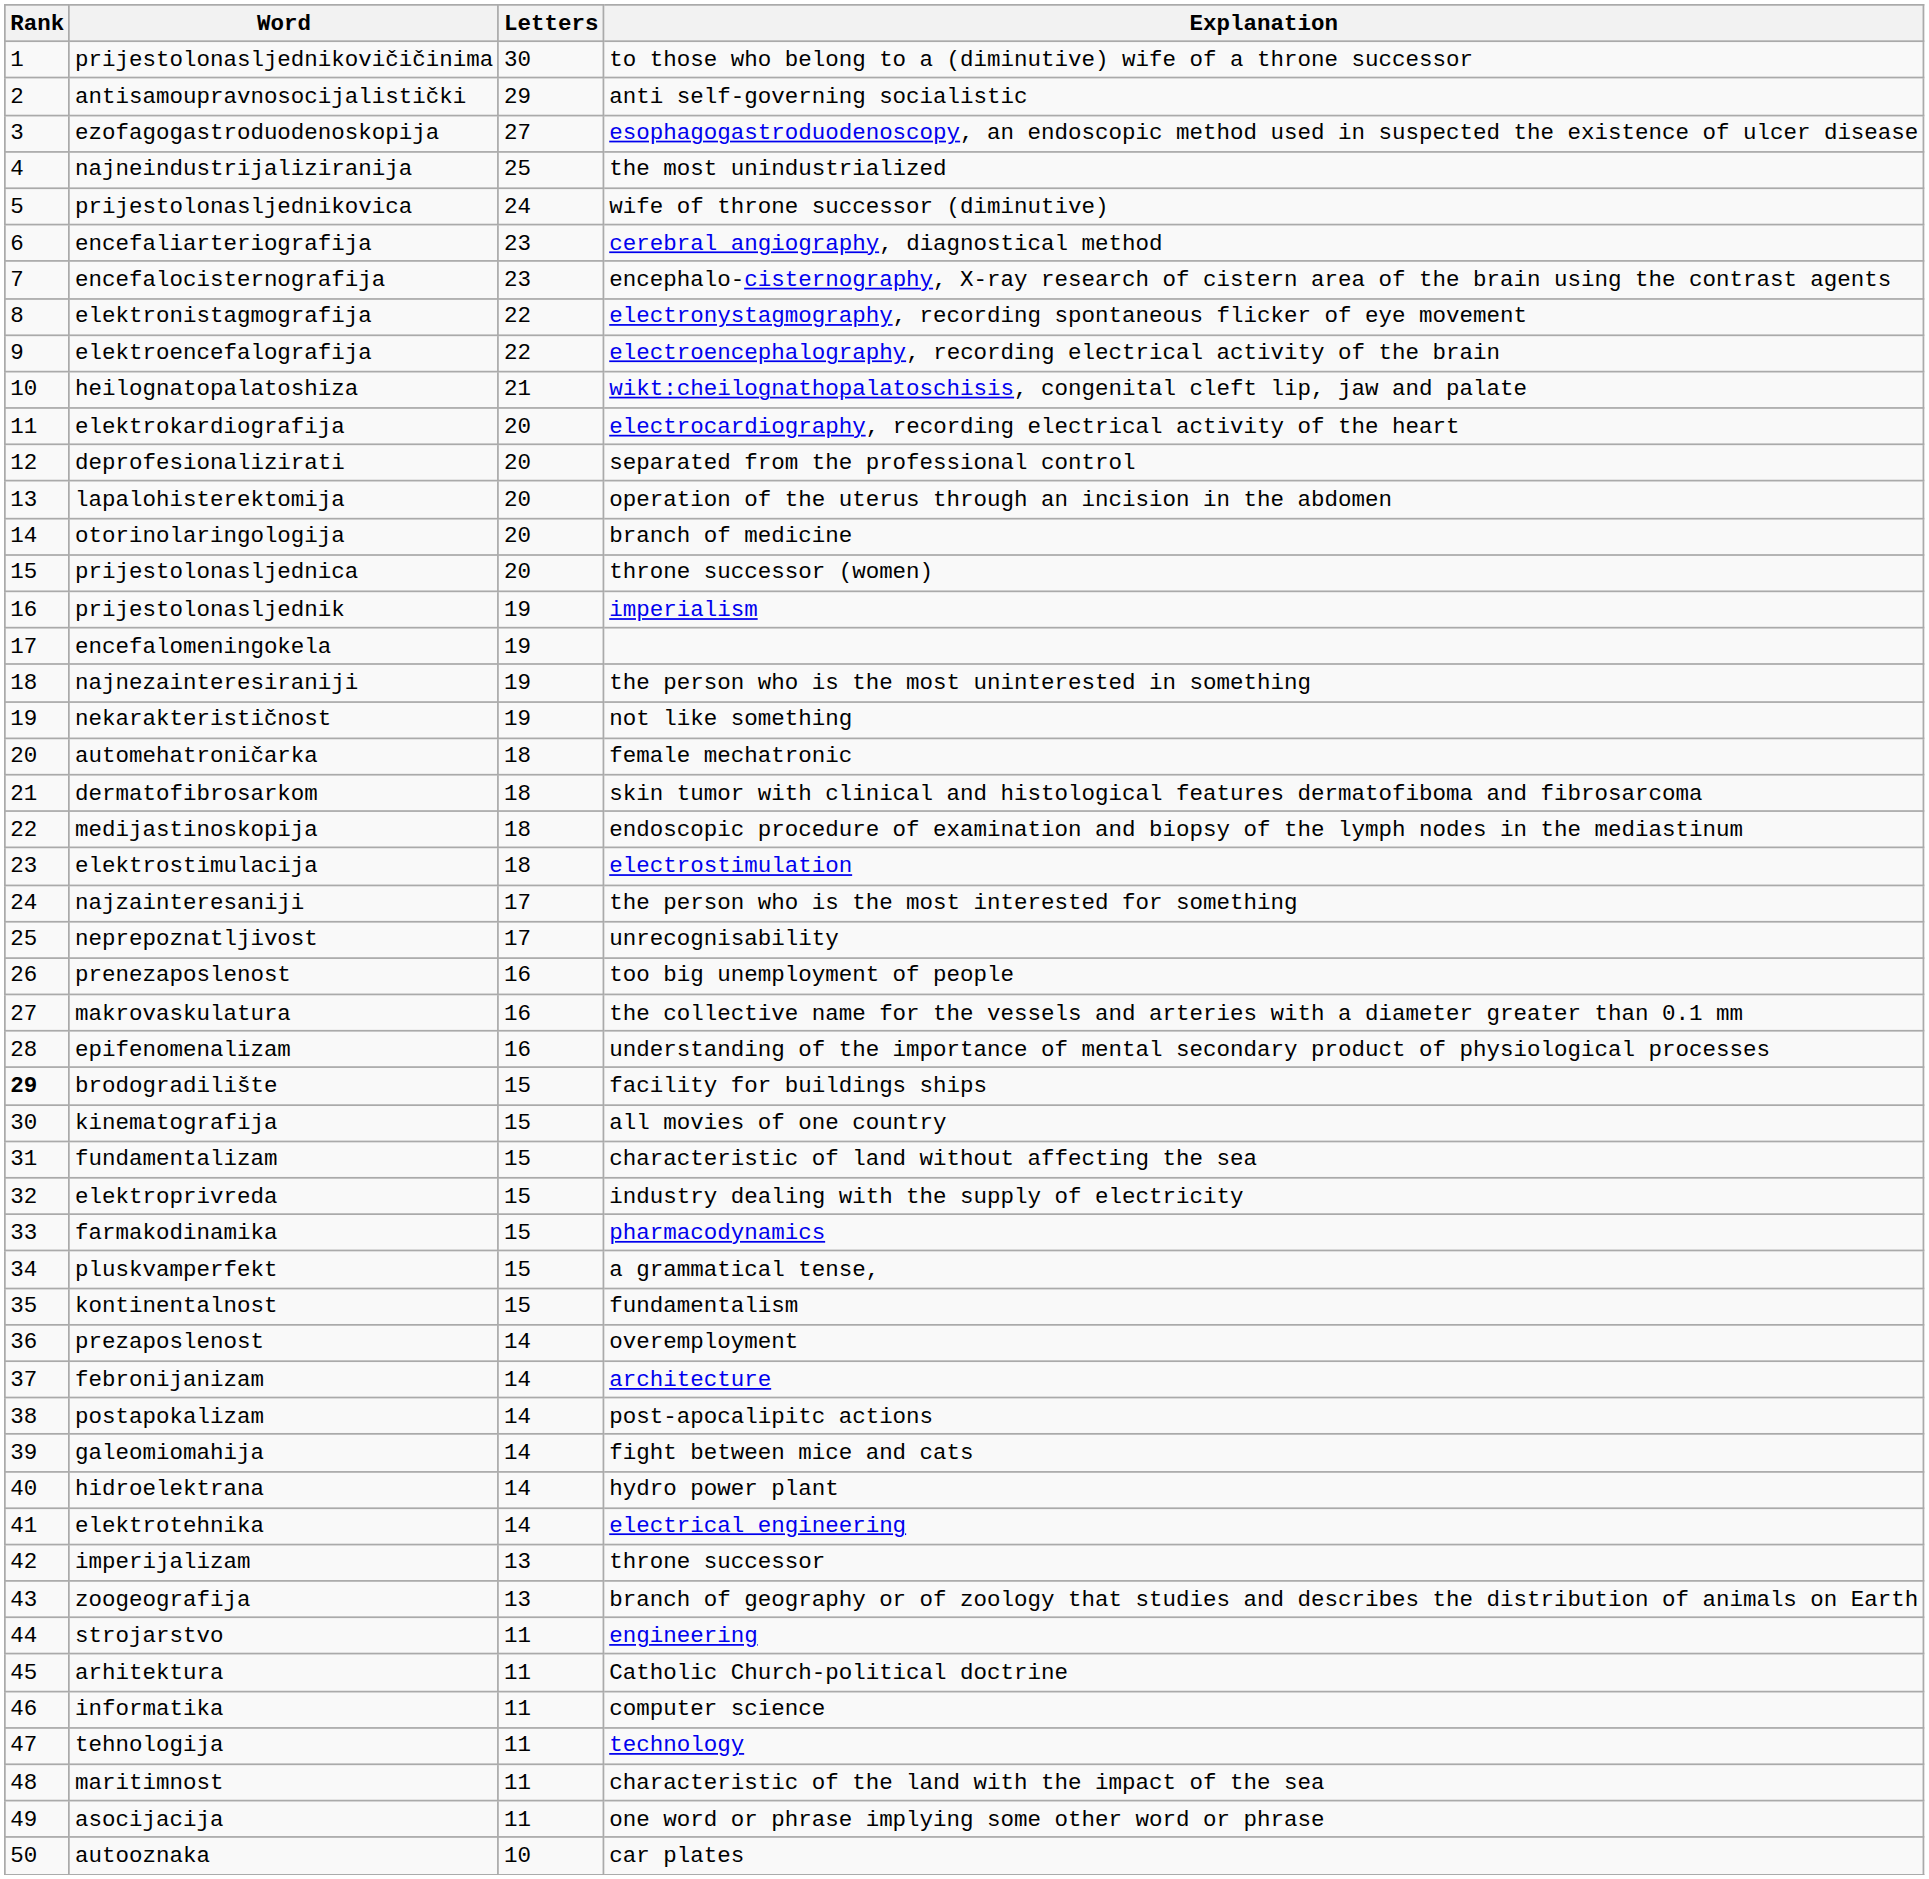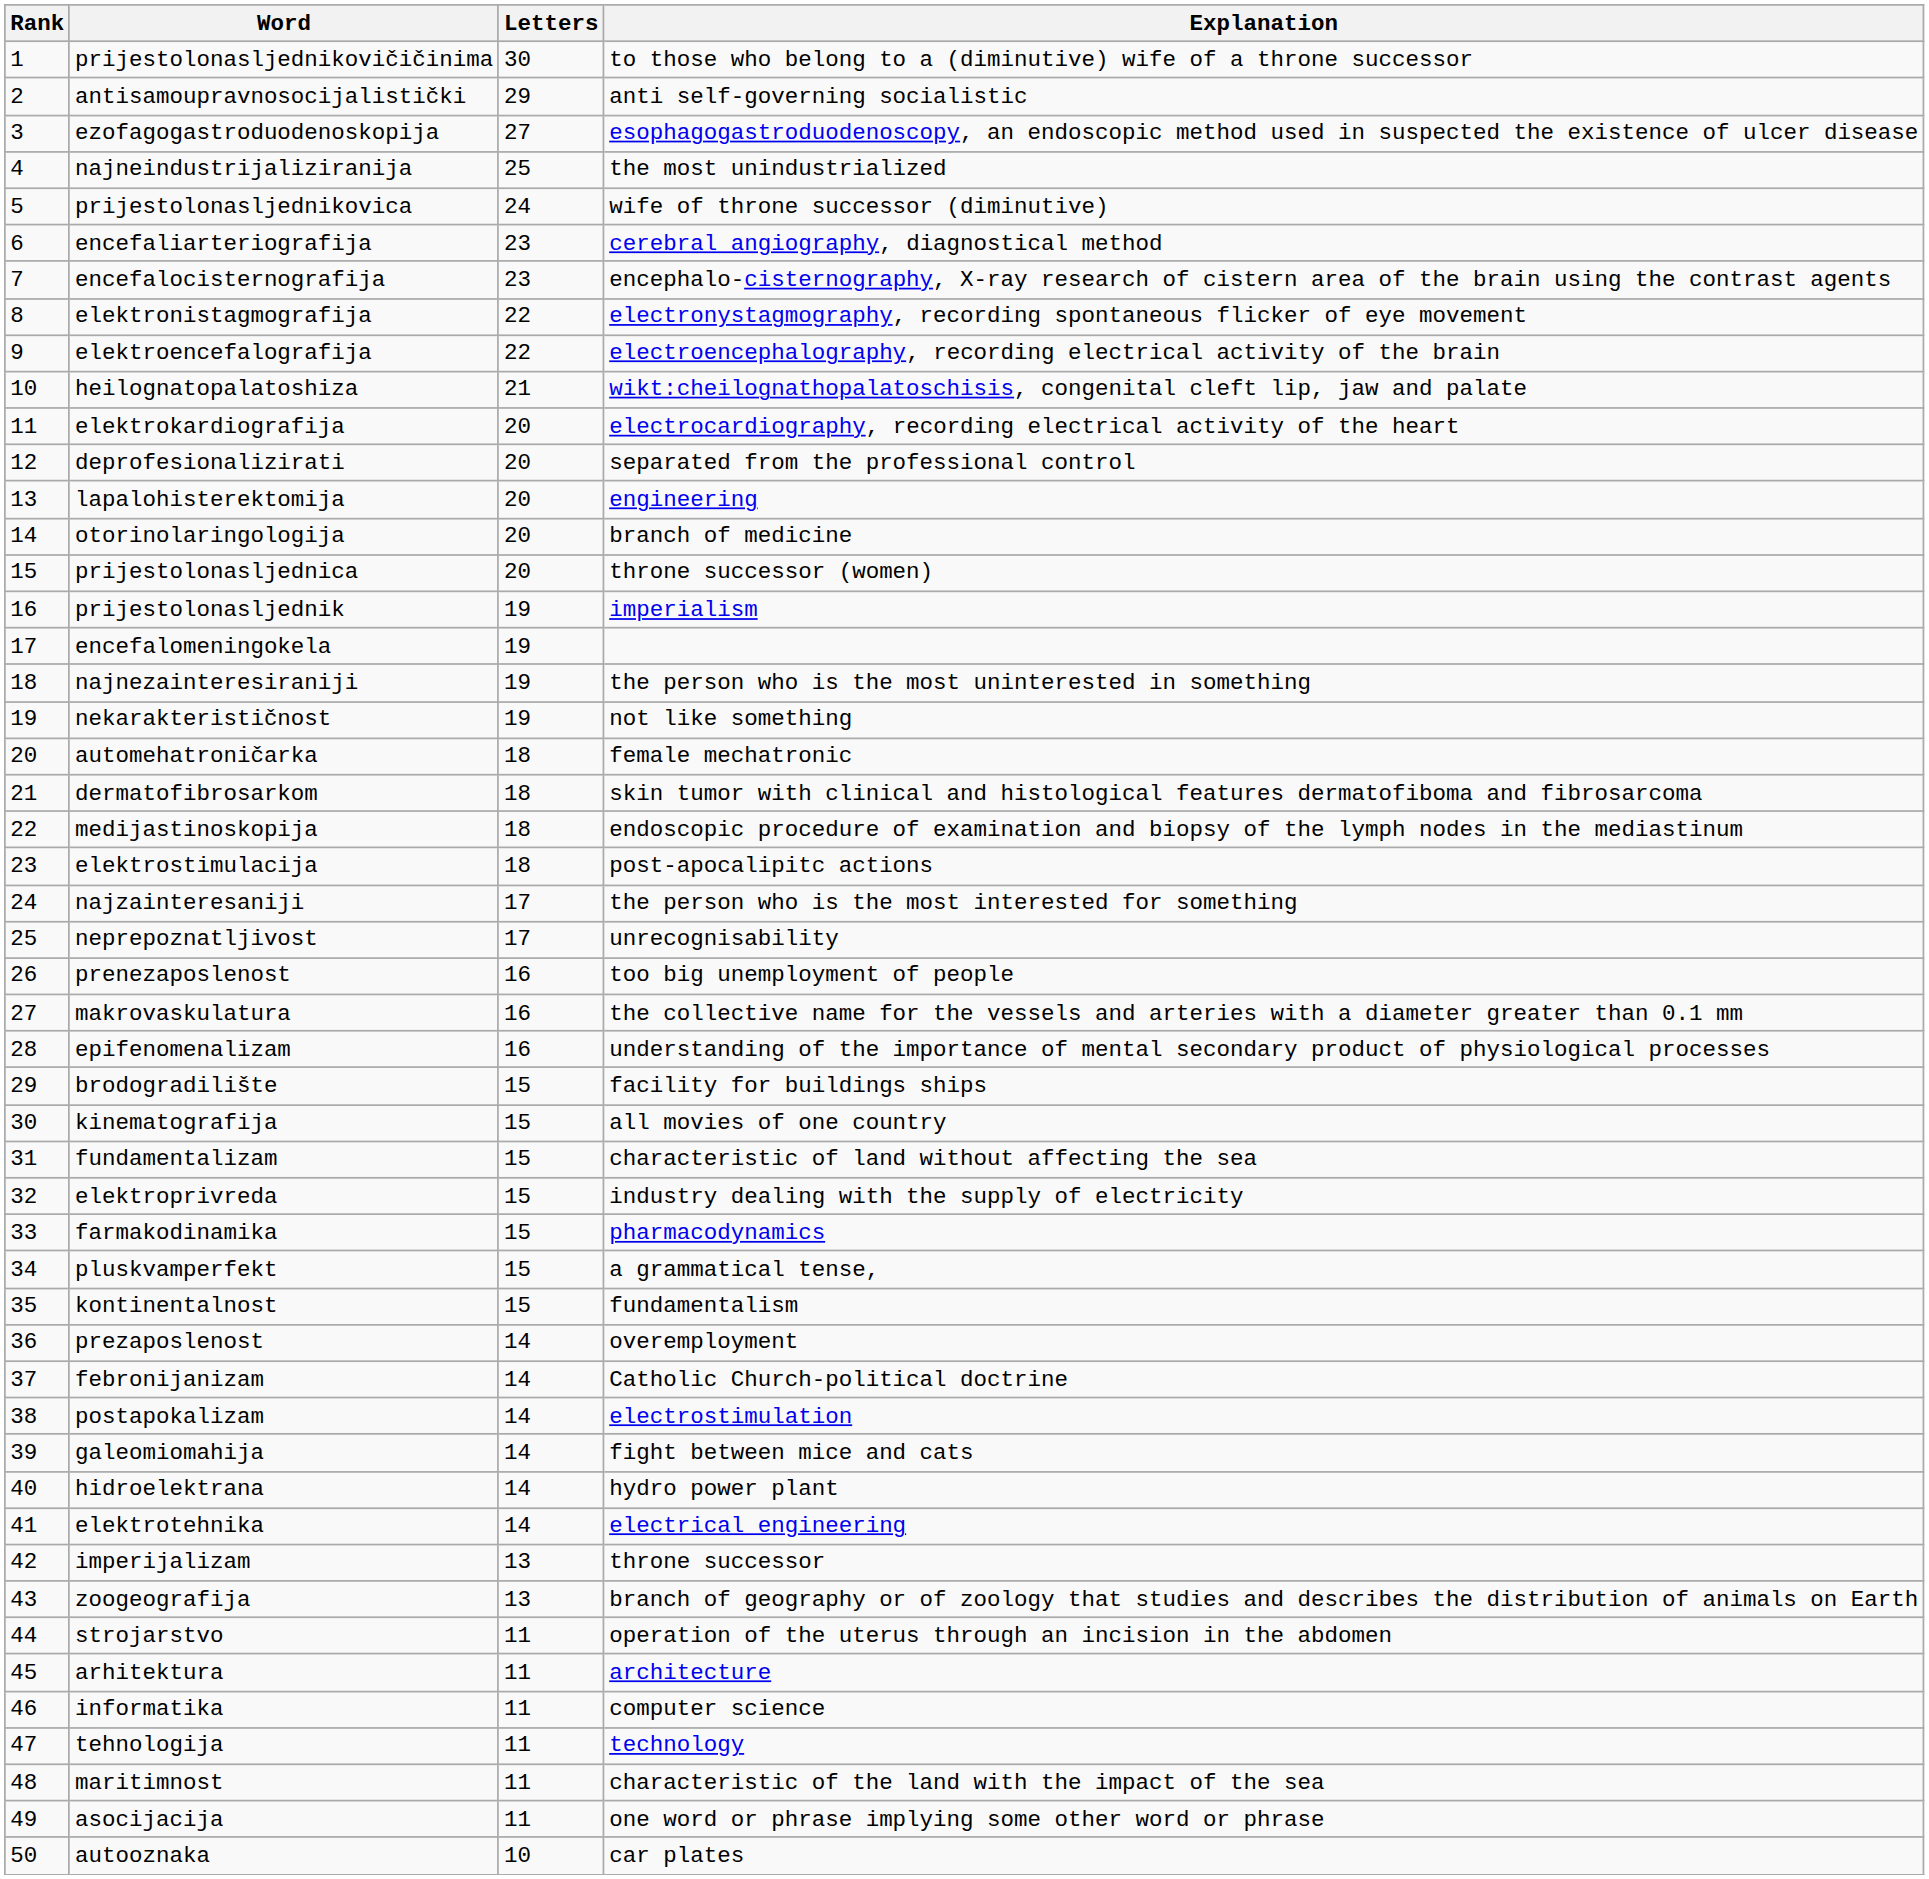(1001, 500) operation of the uterus through an incision in the abdomen -> (683, 500) engineering
(731, 866) electrostimulation -> (771, 866) post-apocalipitc actions
(24, 1086) bold -> (24, 1086) normal
(690, 1379) architecture -> (839, 1379) Catholic Church-political doctrine
(771, 1416) post-apocalipitc actions -> (731, 1416) electrostimulation
(683, 1636) engineering -> (1001, 1636) operation of the uterus through an incision in the abdomen
(839, 1673) Catholic Church-political doctrine -> (690, 1673) architecture
